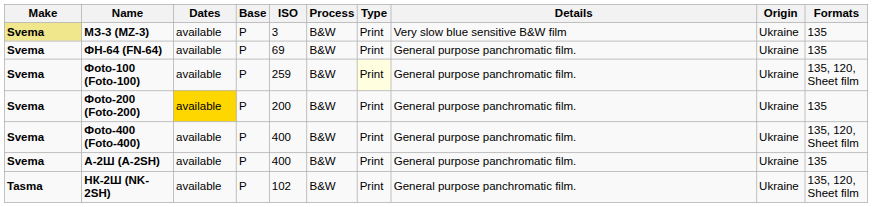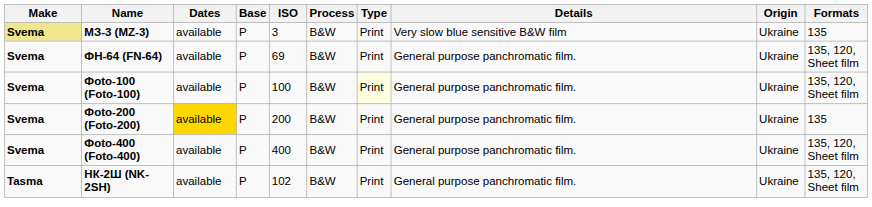(817, 50) 135 -> (833, 56) 135, 120, Sheet film
(281, 74) 259 -> (281, 87) 100
- row: (122, 162)
